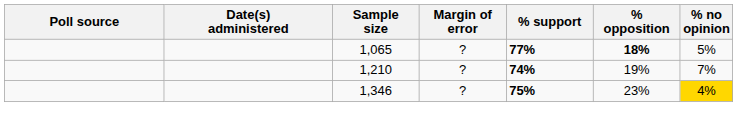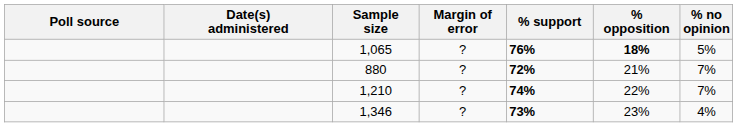(522, 49) 77% -> (522, 49) 76%
+ row: (376, 70)
(637, 70) 19% -> (637, 91) 22%
(522, 91) 75% -> (522, 111) 73%
(707, 91) gold background -> (707, 111) no background
